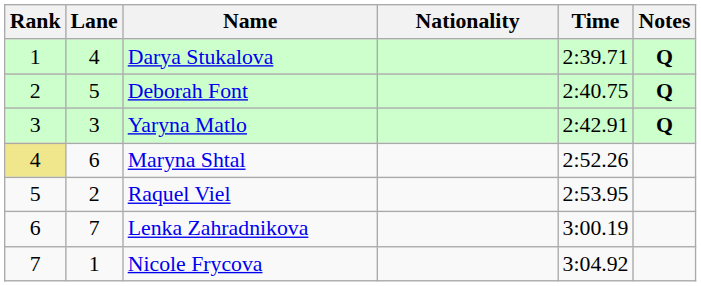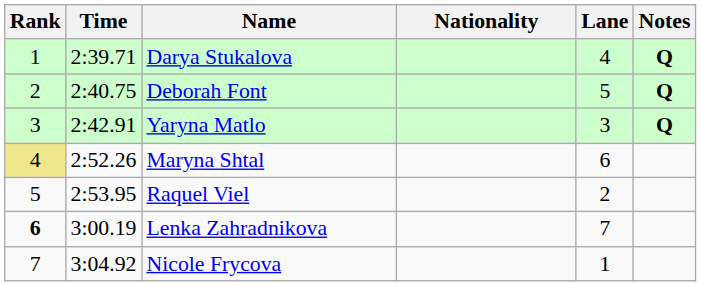columns swapped: (94, 21) <-> (596, 21)
(35, 228) normal -> (35, 228) bold
